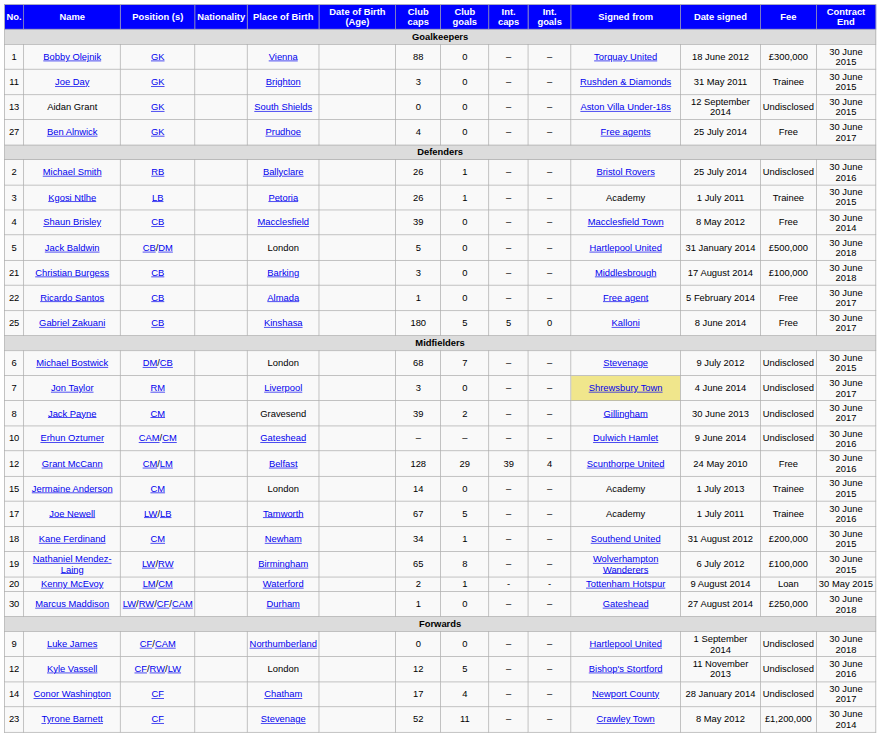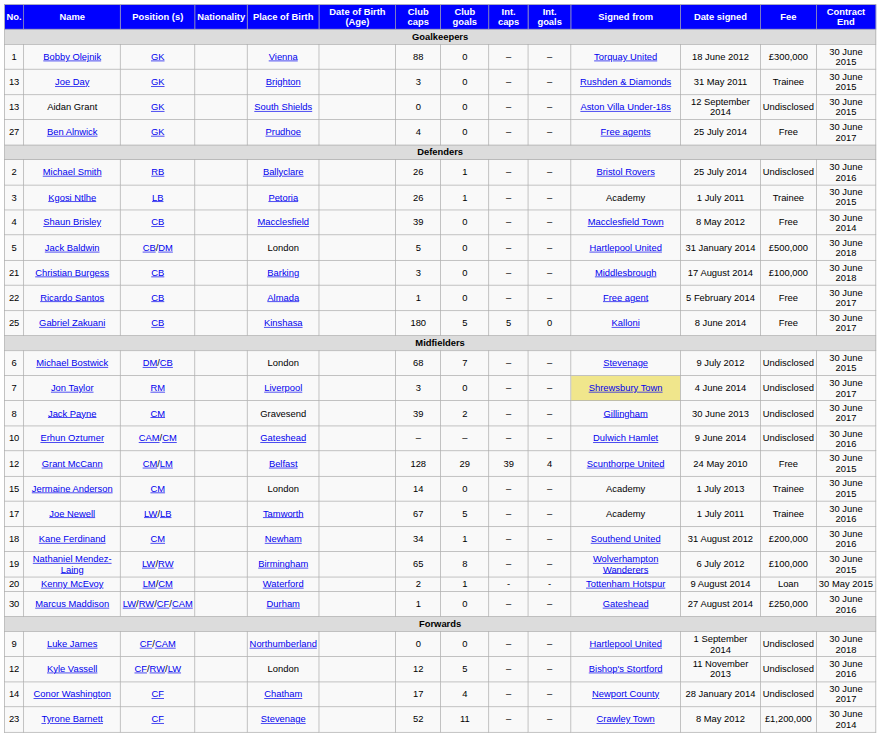(14, 82) 11 -> (14, 82) 13
(846, 463) 30 June 2016 -> (846, 463) 30 June 2015
(846, 539) 30 June 2015 -> (846, 539) 30 June 2016
(846, 604) 30 June 2018 -> (846, 604) 30 June 2016
